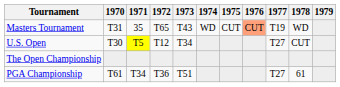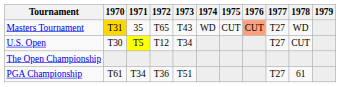(115, 27) no background -> (115, 27) gold background
(277, 27) T19 -> (277, 27) T27
